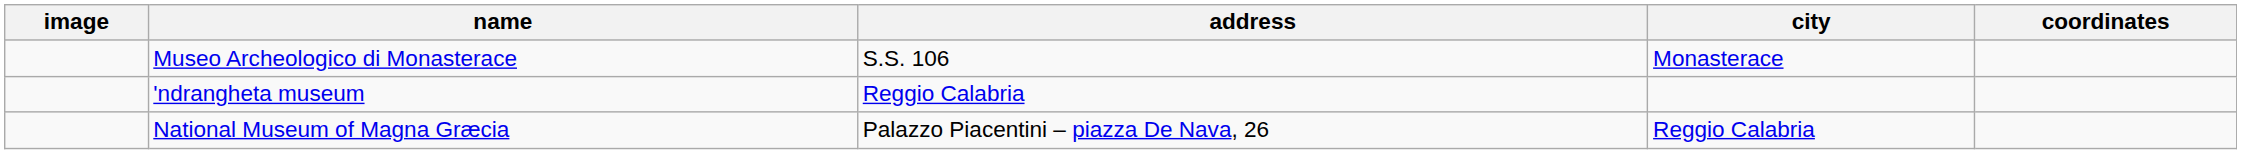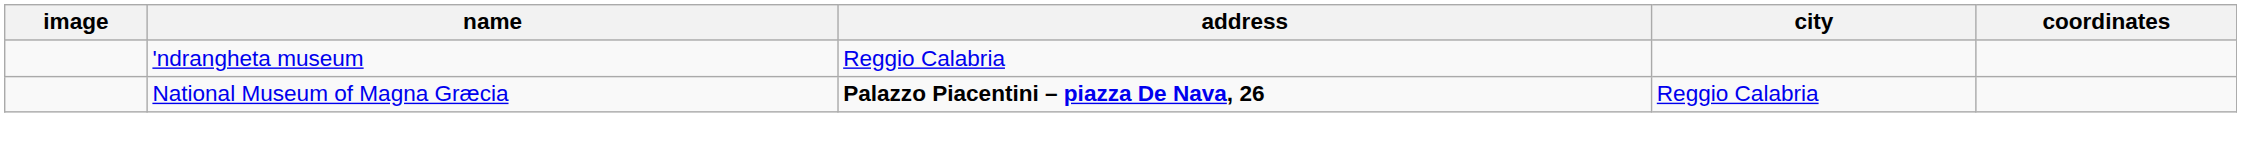- row: (335, 58)
(1066, 129) normal -> (1054, 93) bold
